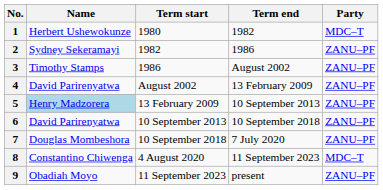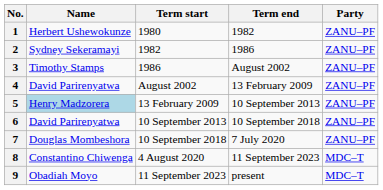(344, 31) MDC–T -> (350, 31) ZANU–PF
(350, 175) ZANU–PF -> (344, 175) MDC–T
